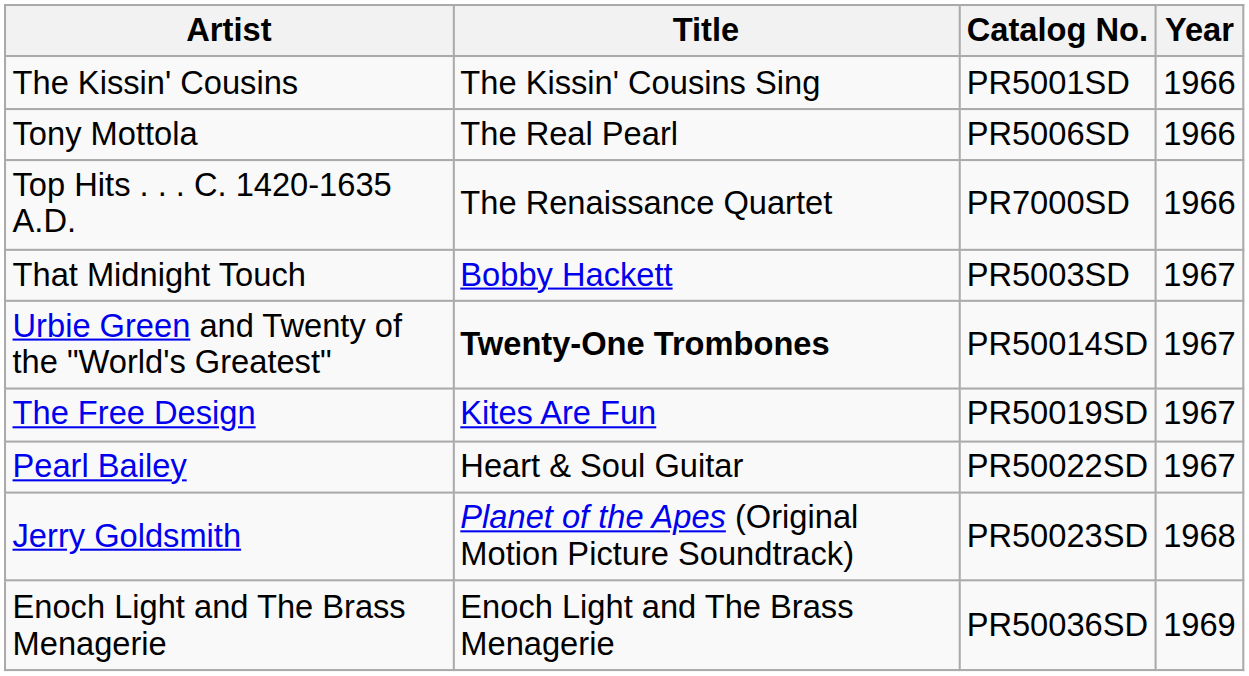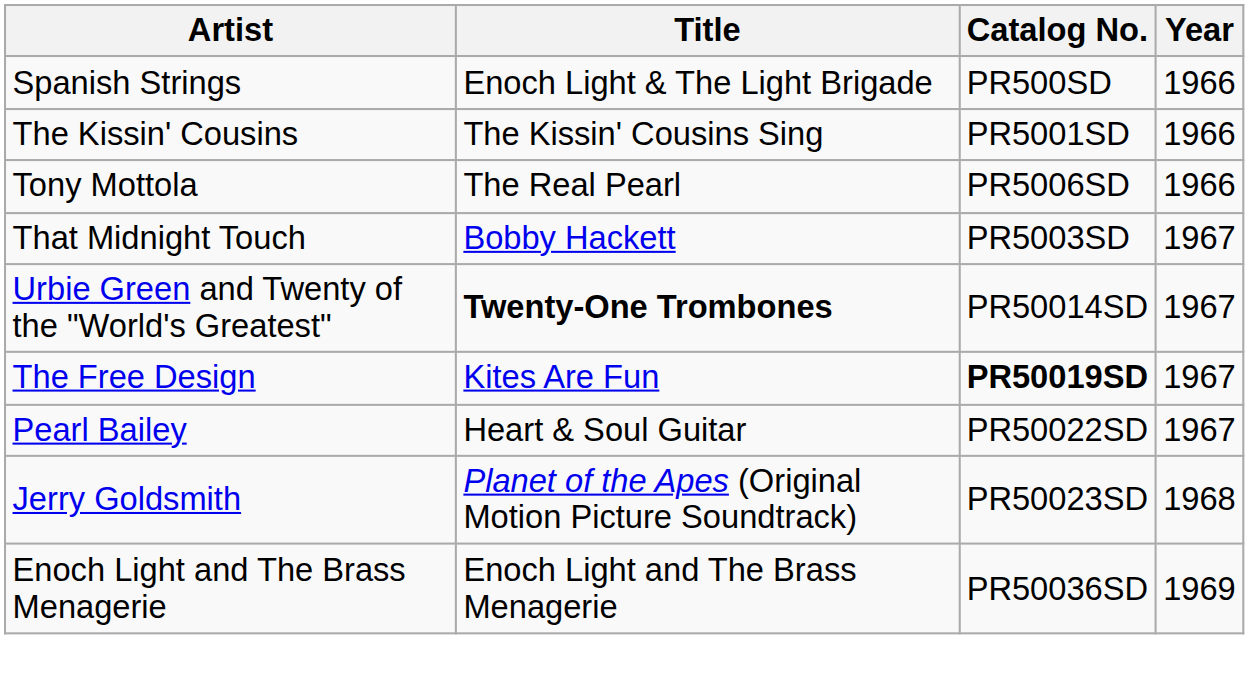+ row: (127, 82)
- row: (202, 204)
(1057, 414) normal -> (1057, 377) bold
